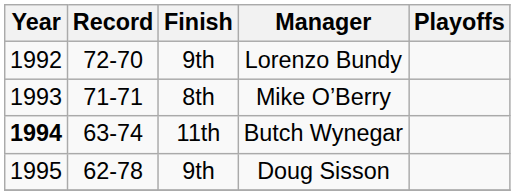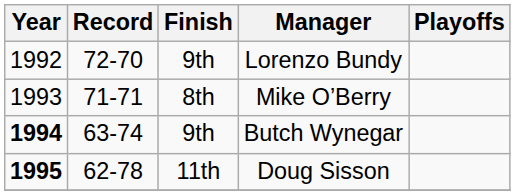(198, 134) 11th -> (198, 134) 9th
(36, 171) normal -> (36, 171) bold
(198, 171) 9th -> (198, 171) 11th
